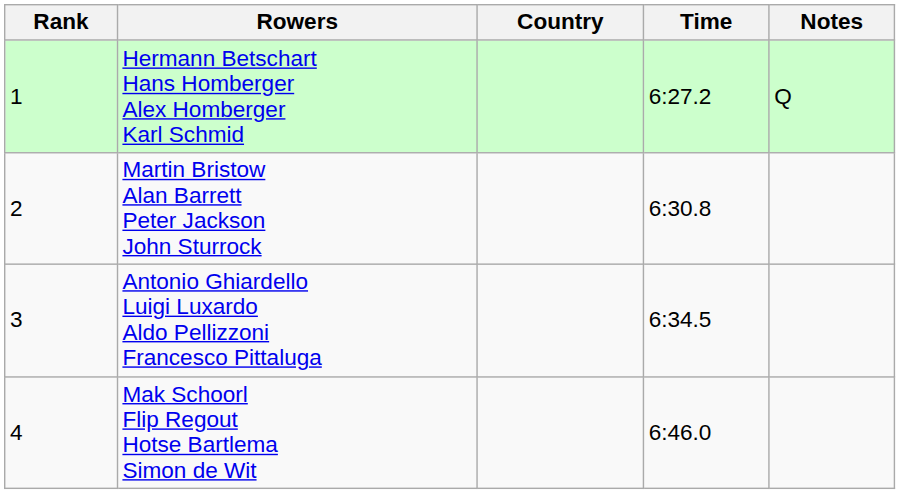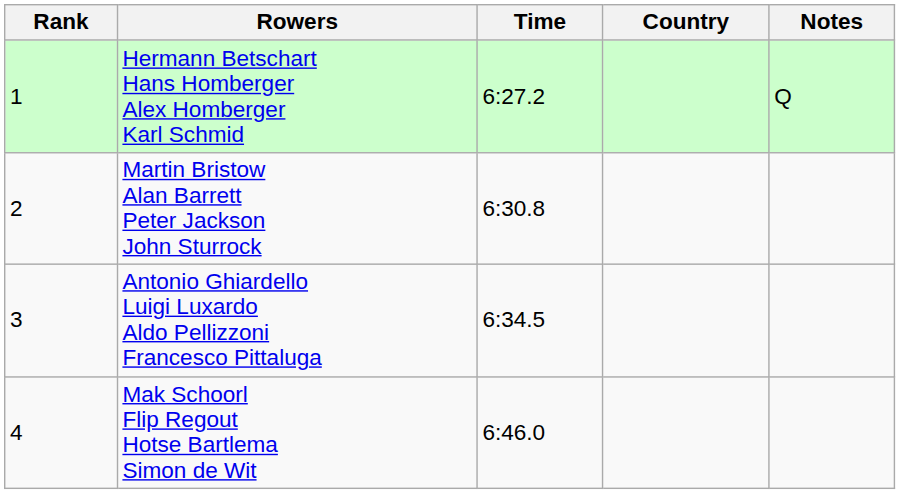columns swapped: (560, 22) <-> (706, 22)
